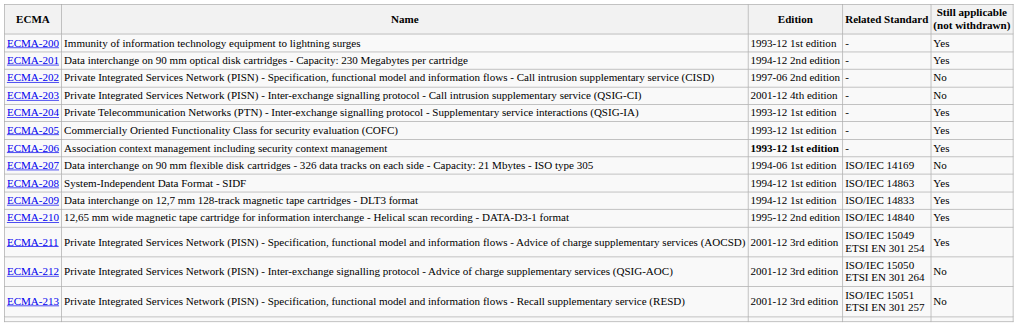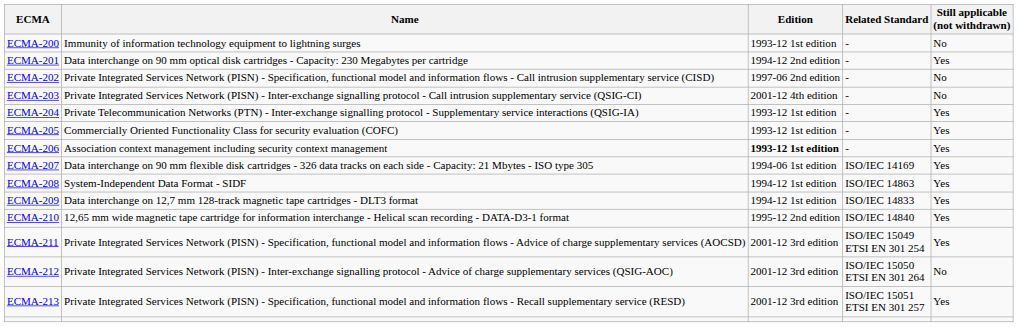(941, 43) Yes -> (940, 43) No
(940, 165) No -> (941, 165) Yes
(940, 301) No -> (941, 301) Yes
